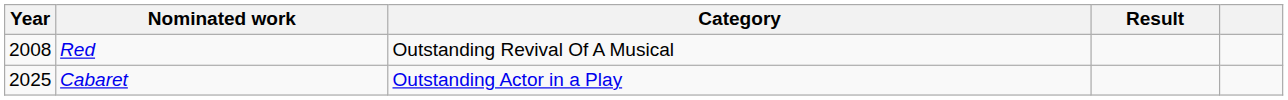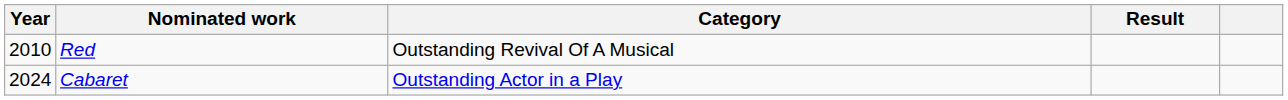(30, 49) 2008 -> (30, 49) 2010
(30, 79) 2025 -> (30, 79) 2024
